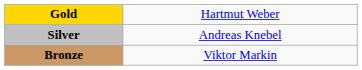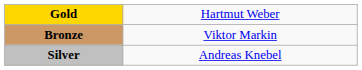rows swapped: (64, 34) <-> (64, 55)
